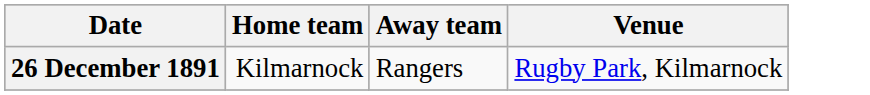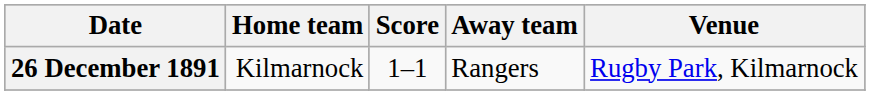+ column: (407, 25)
